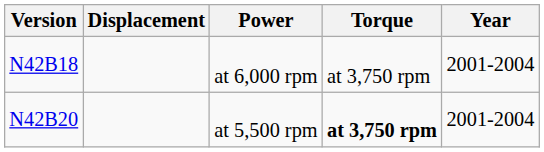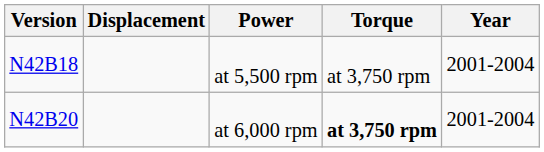(266, 75) at 6,000 rpm -> (266, 75) at 5,500 rpm
(266, 130) at 5,500 rpm -> (266, 130) at 6,000 rpm
